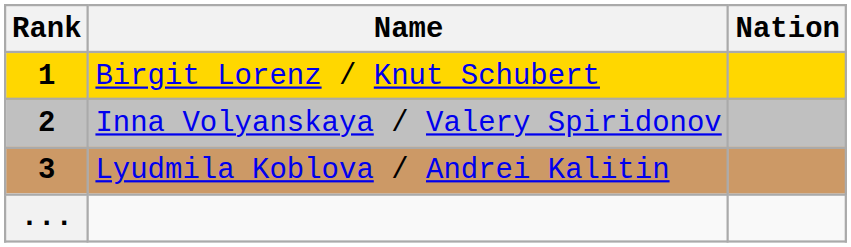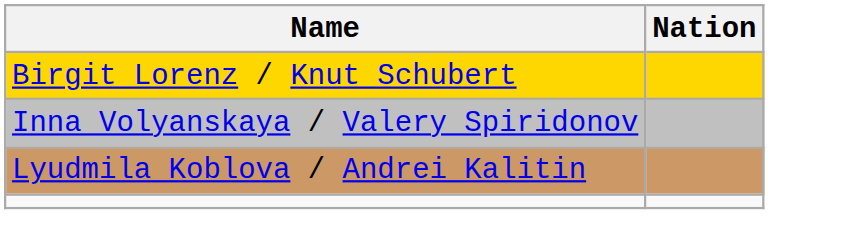- column: (47, 29)
